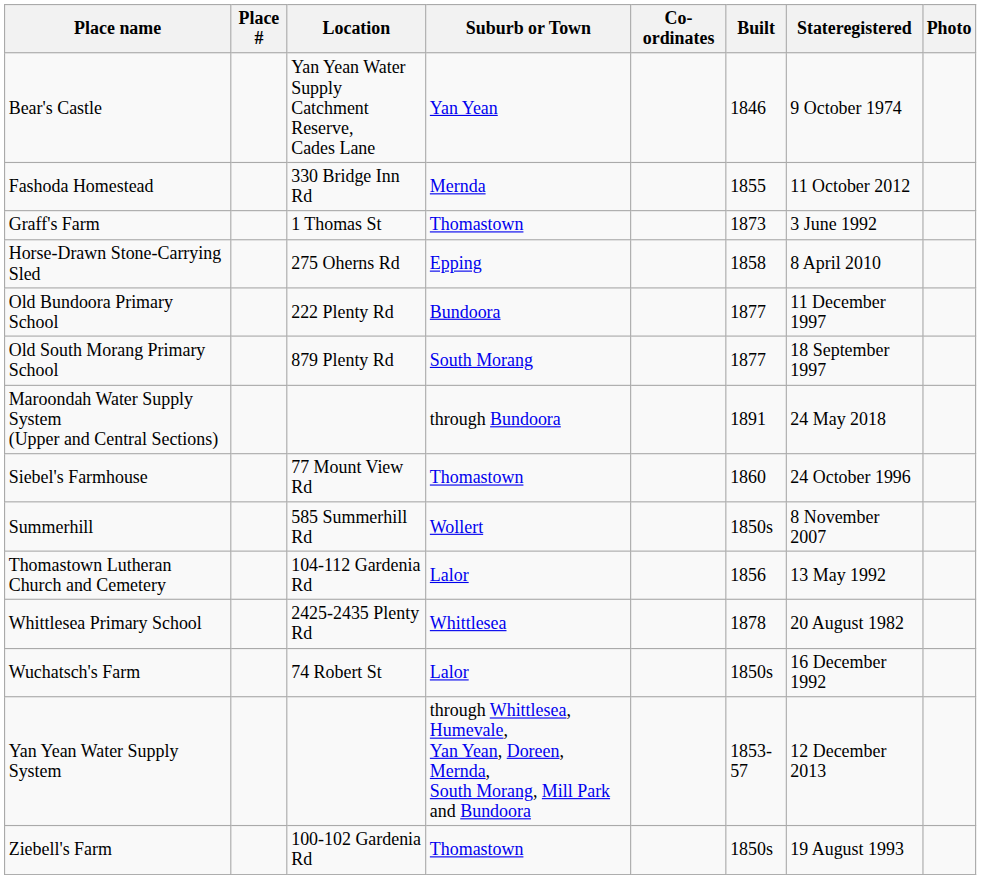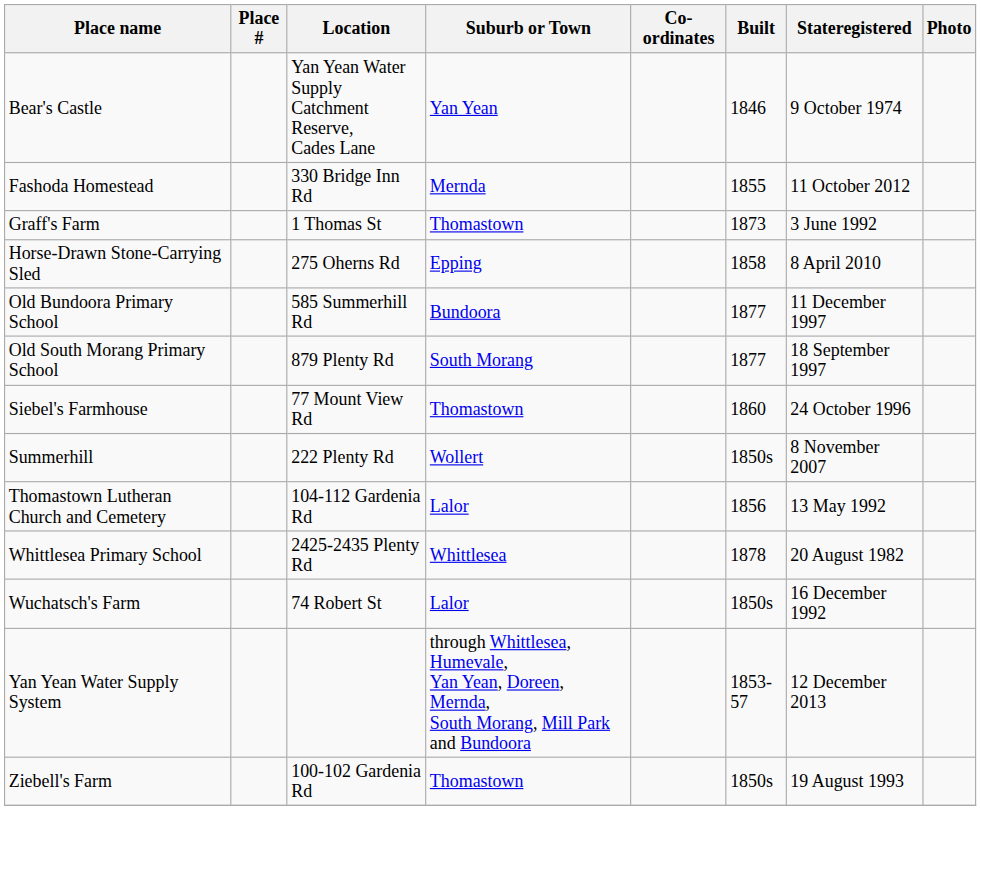(342, 312) 222 Plenty Rd -> (349, 312) 585 Summerhill Rd
- row: (113, 419)
(349, 526) 585 Summerhill Rd -> (342, 457) 222 Plenty Rd
